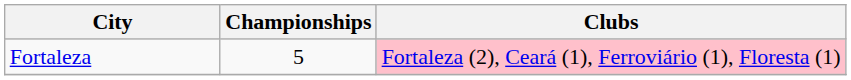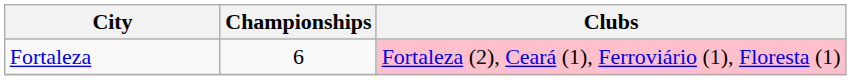(298, 56) 5 -> (298, 56) 6
